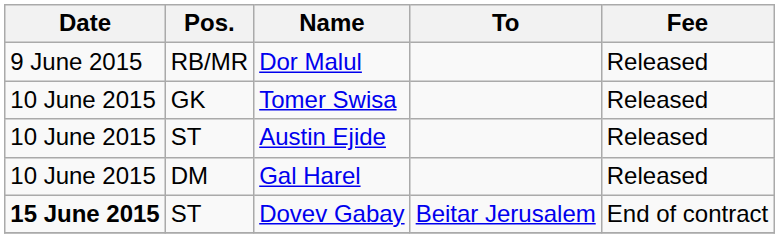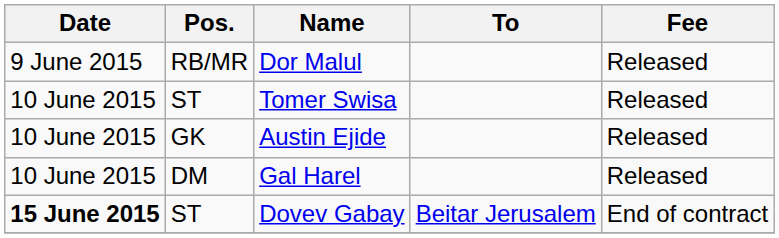(188, 99) GK -> (186, 99) ST
(186, 137) ST -> (188, 137) GK
